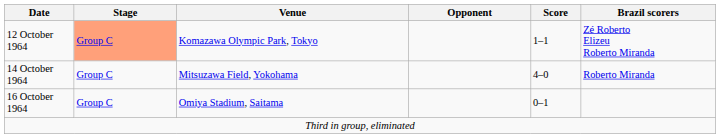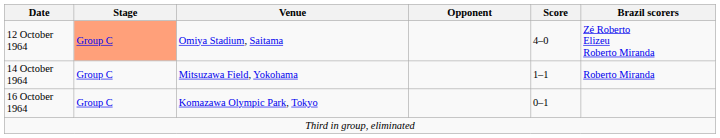(248, 40) Komazawa Olympic Park, Tokyo -> (231, 40) Omiya Stadium, Saitama
(541, 40) 1–1 -> (541, 40) 4–0
(541, 74) 4–0 -> (541, 74) 1–1
(231, 103) Omiya Stadium, Saitama -> (248, 103) Komazawa Olympic Park, Tokyo
